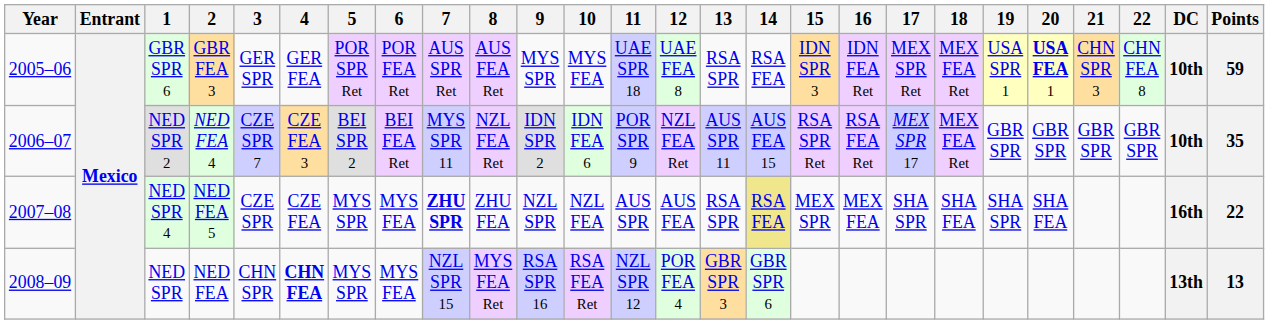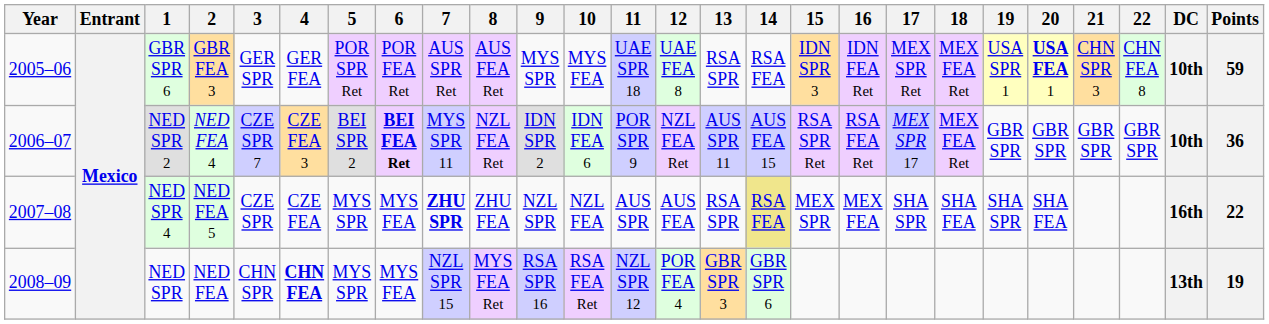(399, 139) normal -> (399, 140) bold
(1235, 140) 35 -> (1235, 140) 36
(1235, 283) 13 -> (1235, 283) 19
